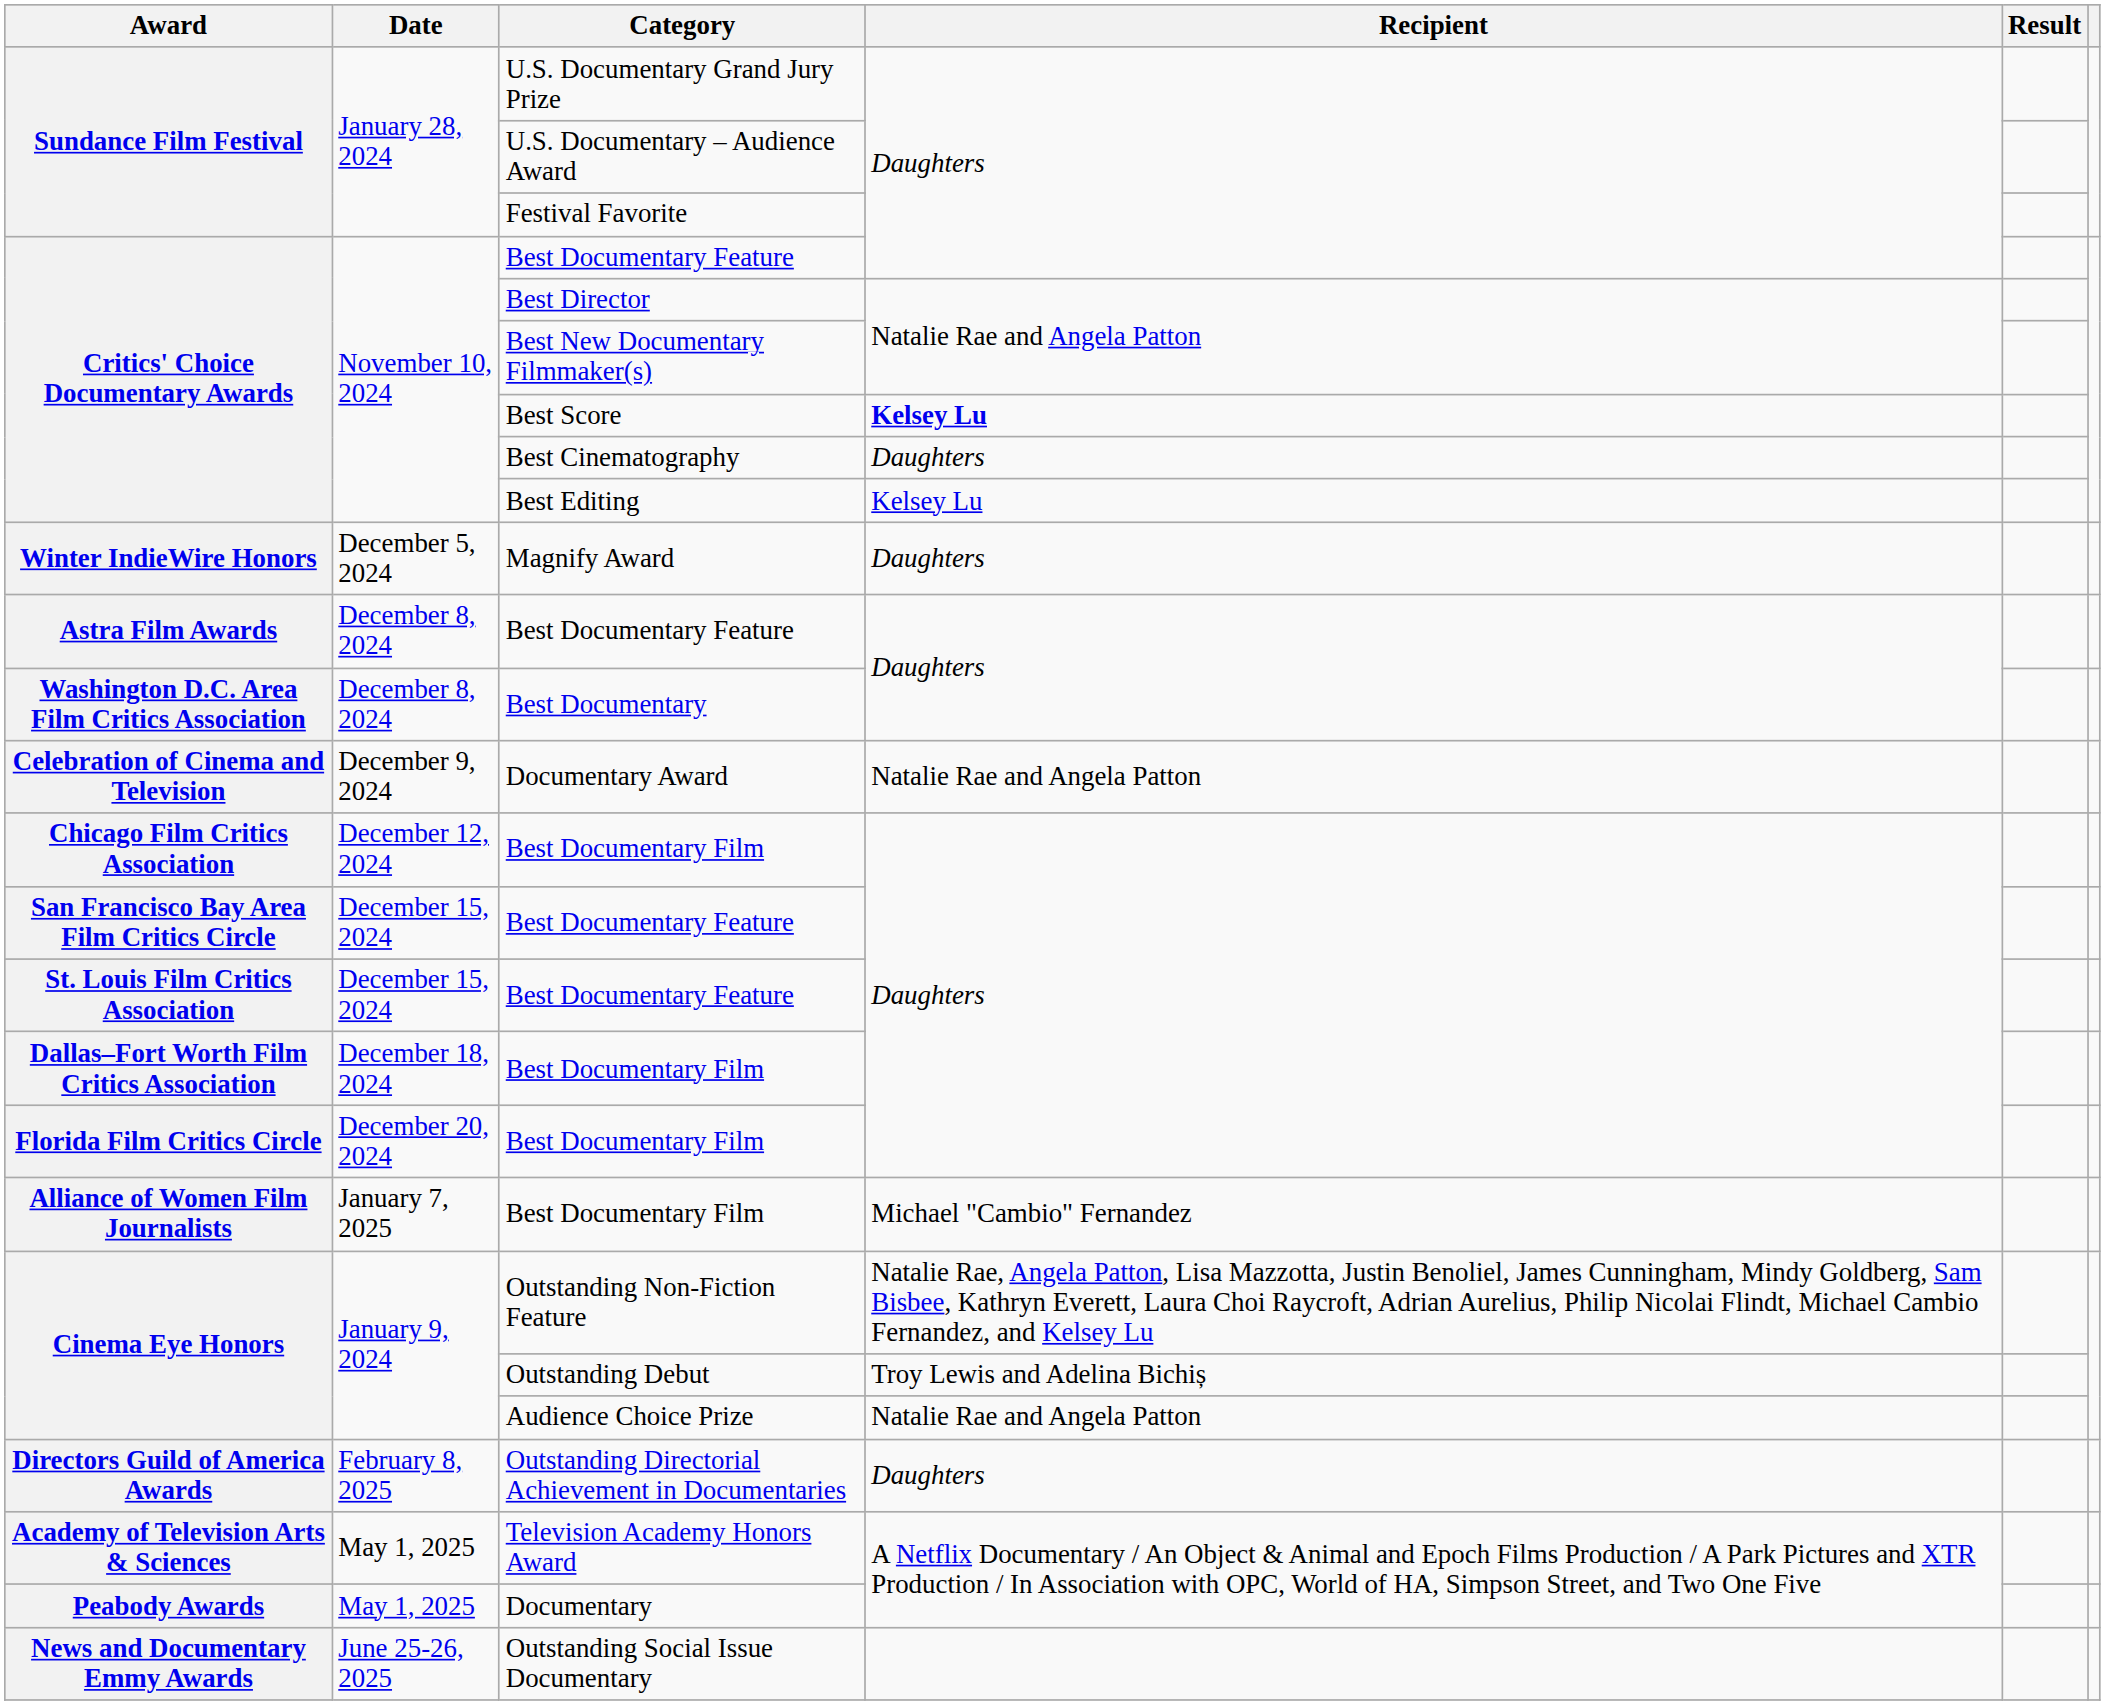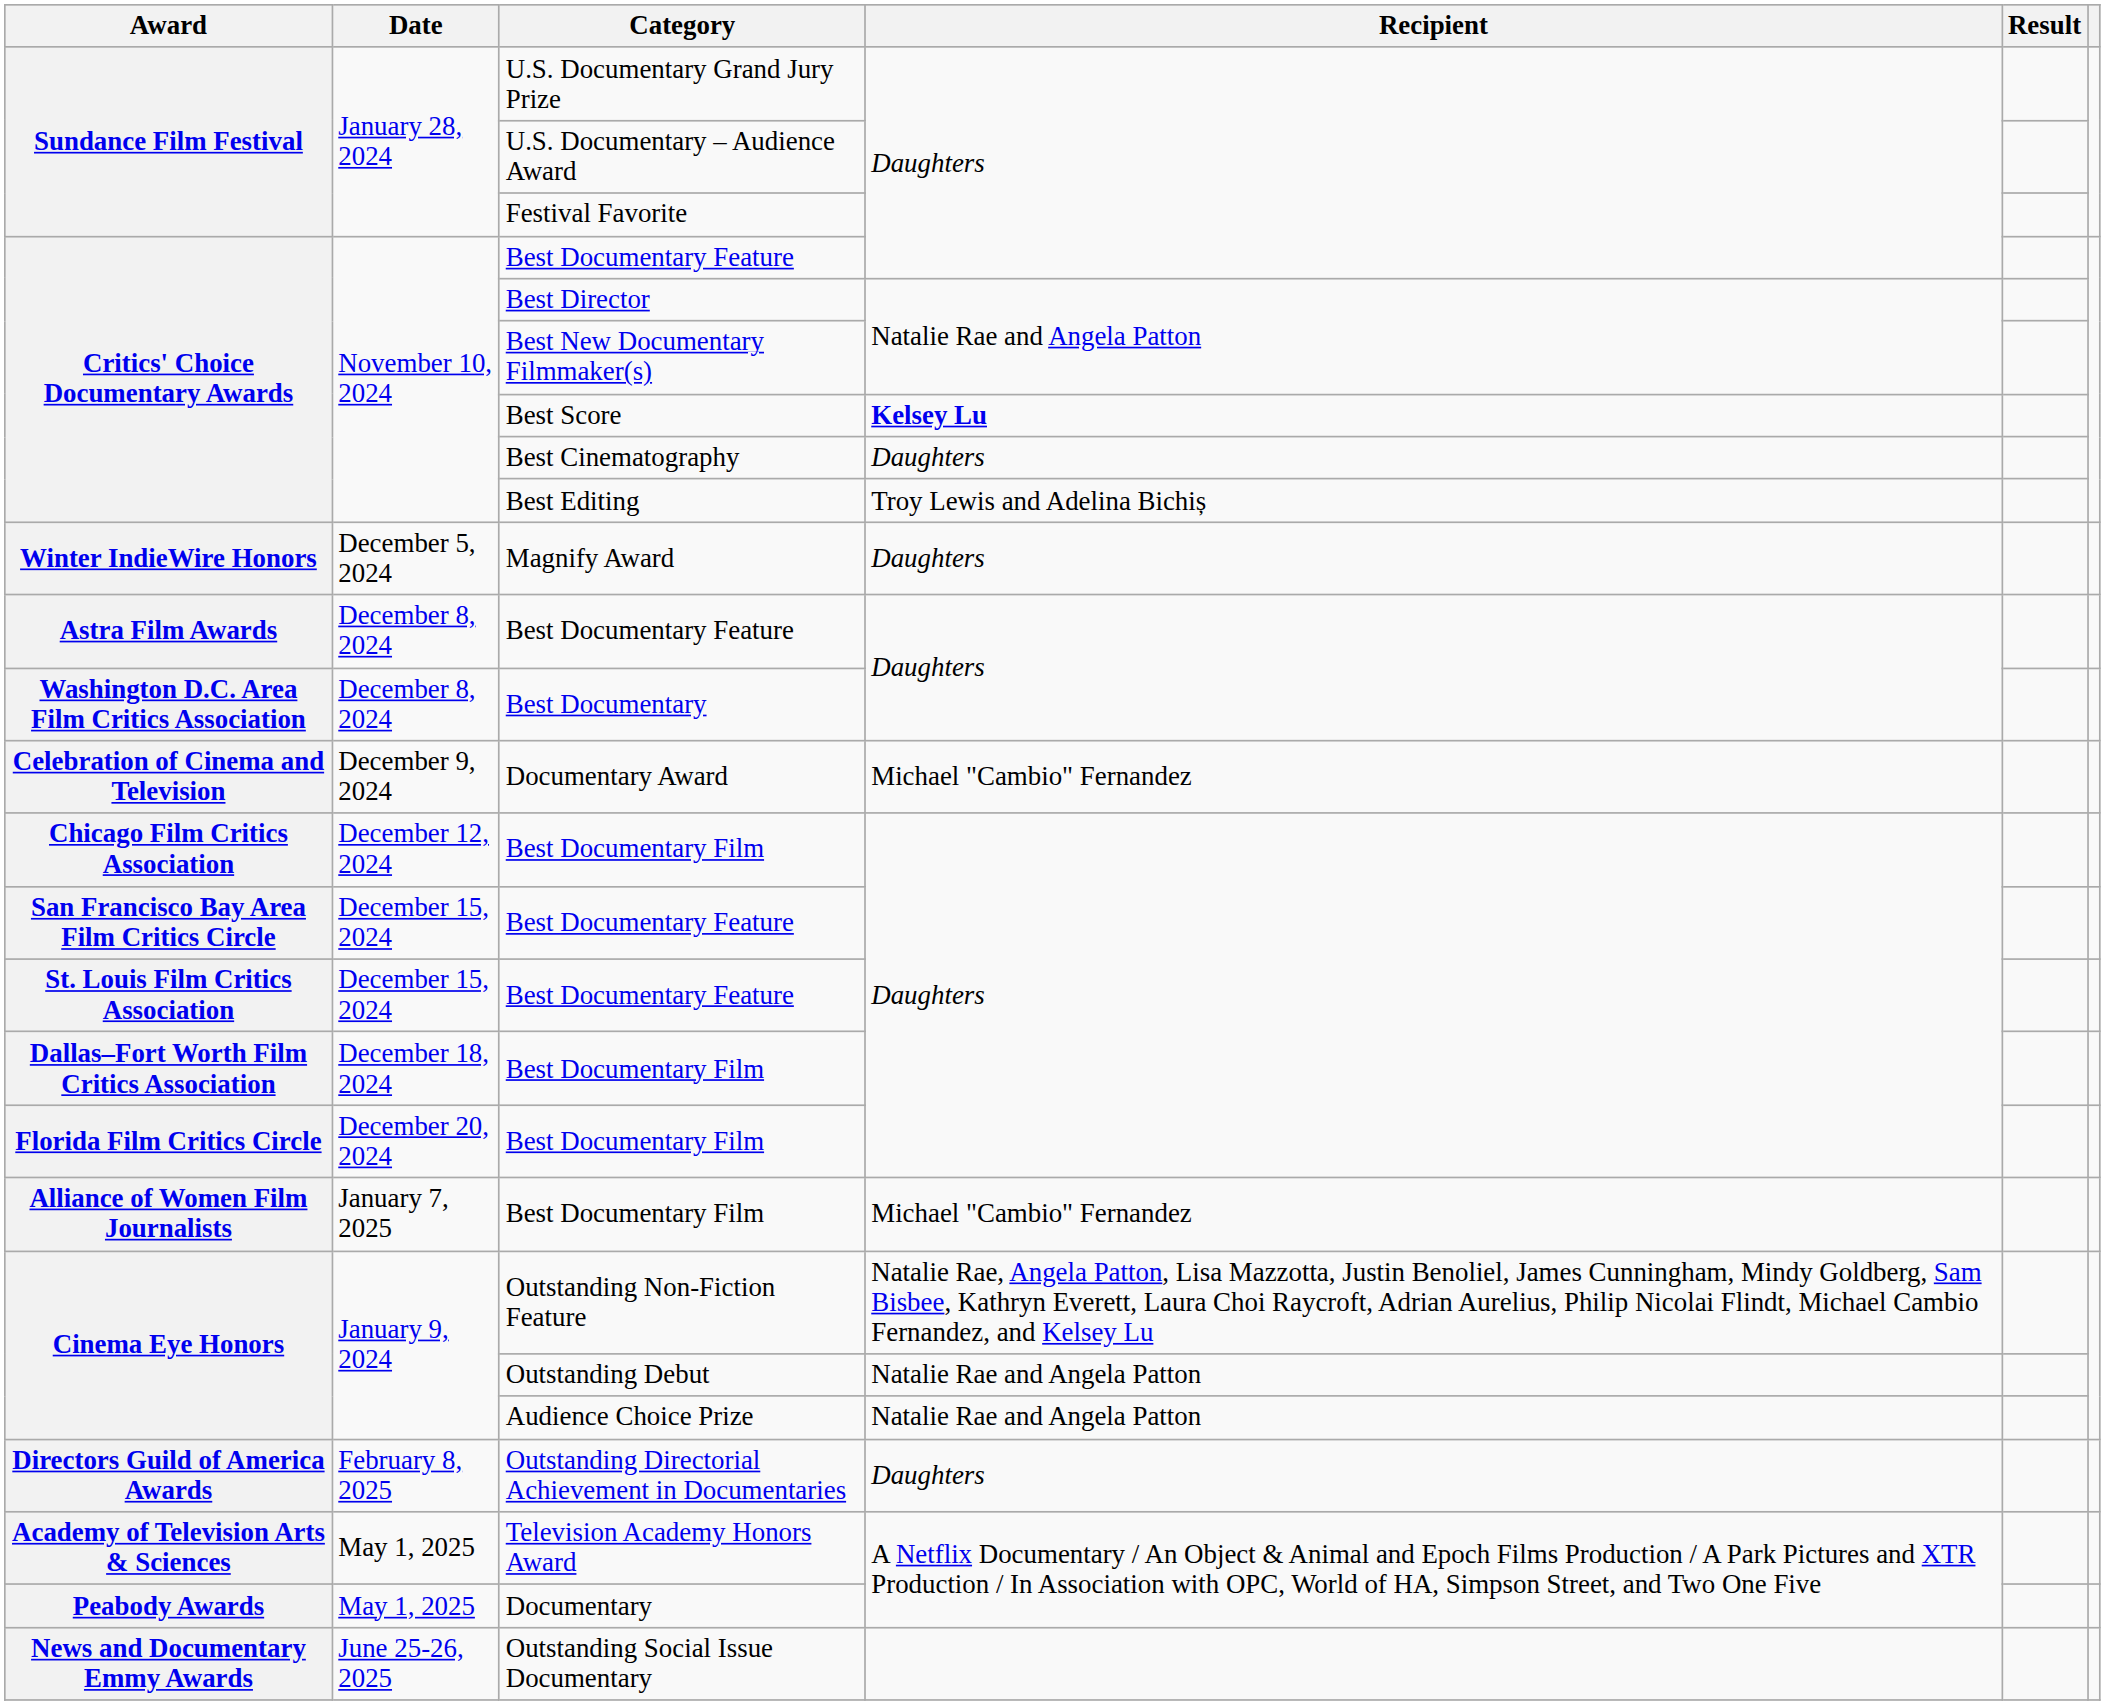(927, 500) Kelsey Lu -> (1039, 500) Troy Lewis and Adelina Bichiș
(1036, 776) Natalie Rae and Angela Patton -> (1032, 776) Michael "Cambio" Fernandez
(1039, 1374) Troy Lewis and Adelina Bichiș -> (1036, 1374) Natalie Rae and Angela Patton
